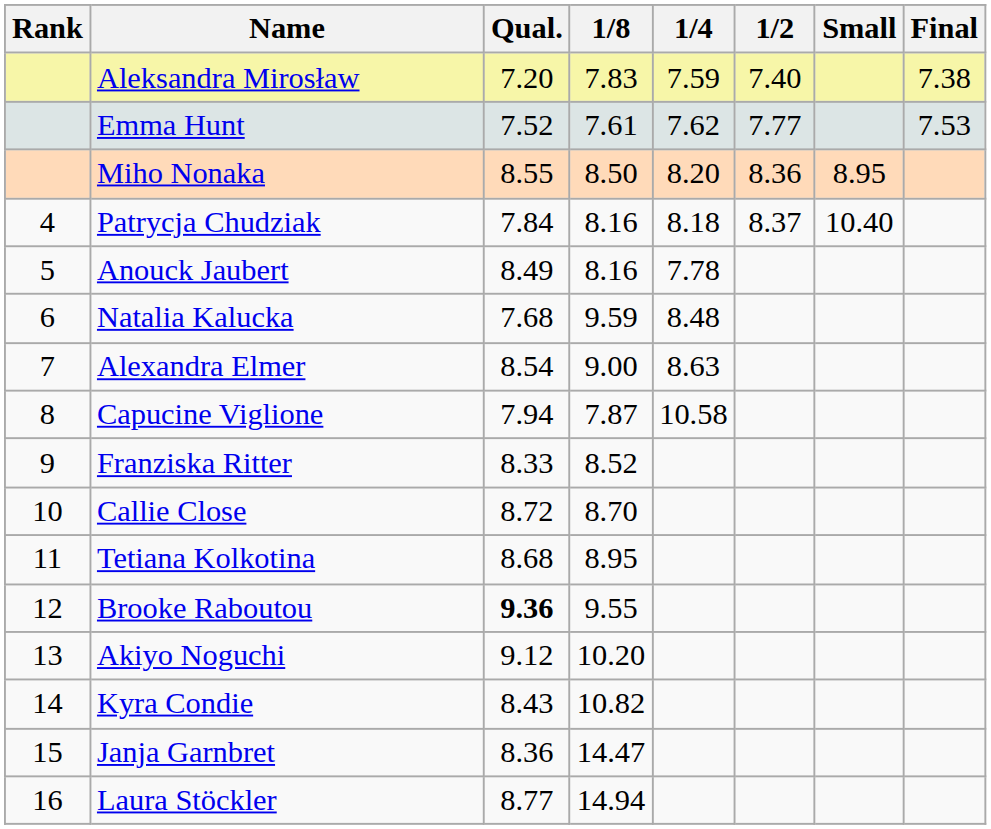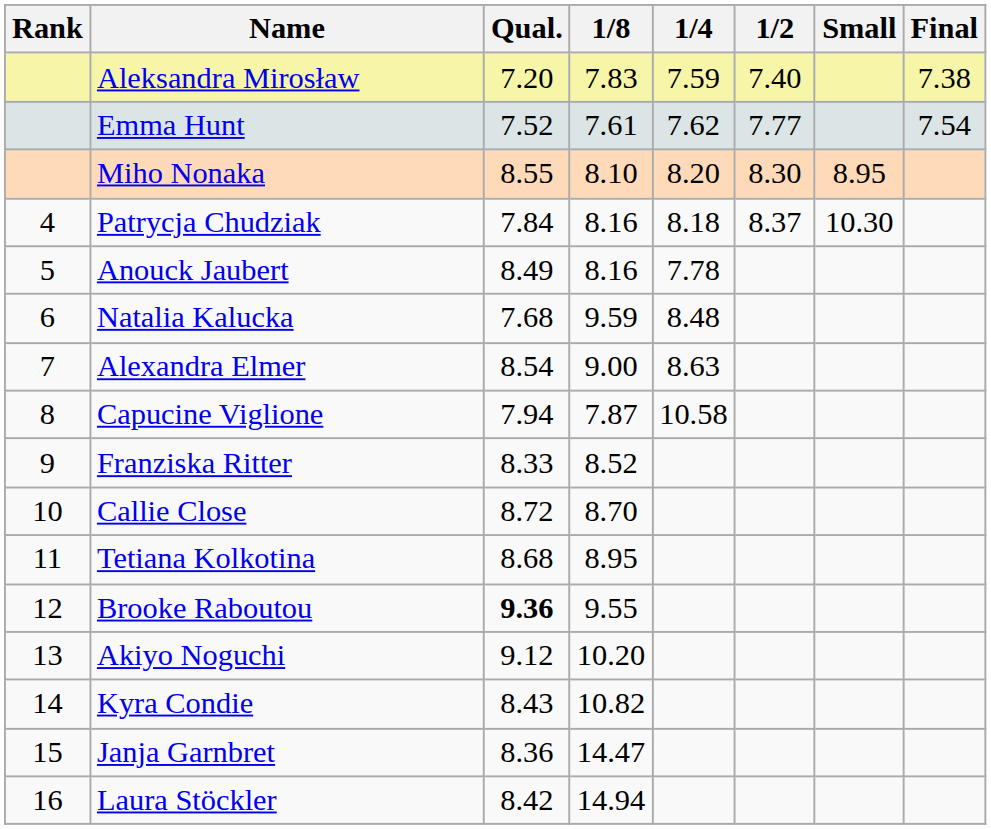(944, 125) 7.53 -> (944, 125) 7.54
(611, 173) 8.50 -> (611, 173) 8.10
(775, 173) 8.36 -> (775, 173) 8.30
(859, 221) 10.40 -> (859, 221) 10.30
(527, 800) 8.77 -> (527, 800) 8.42
